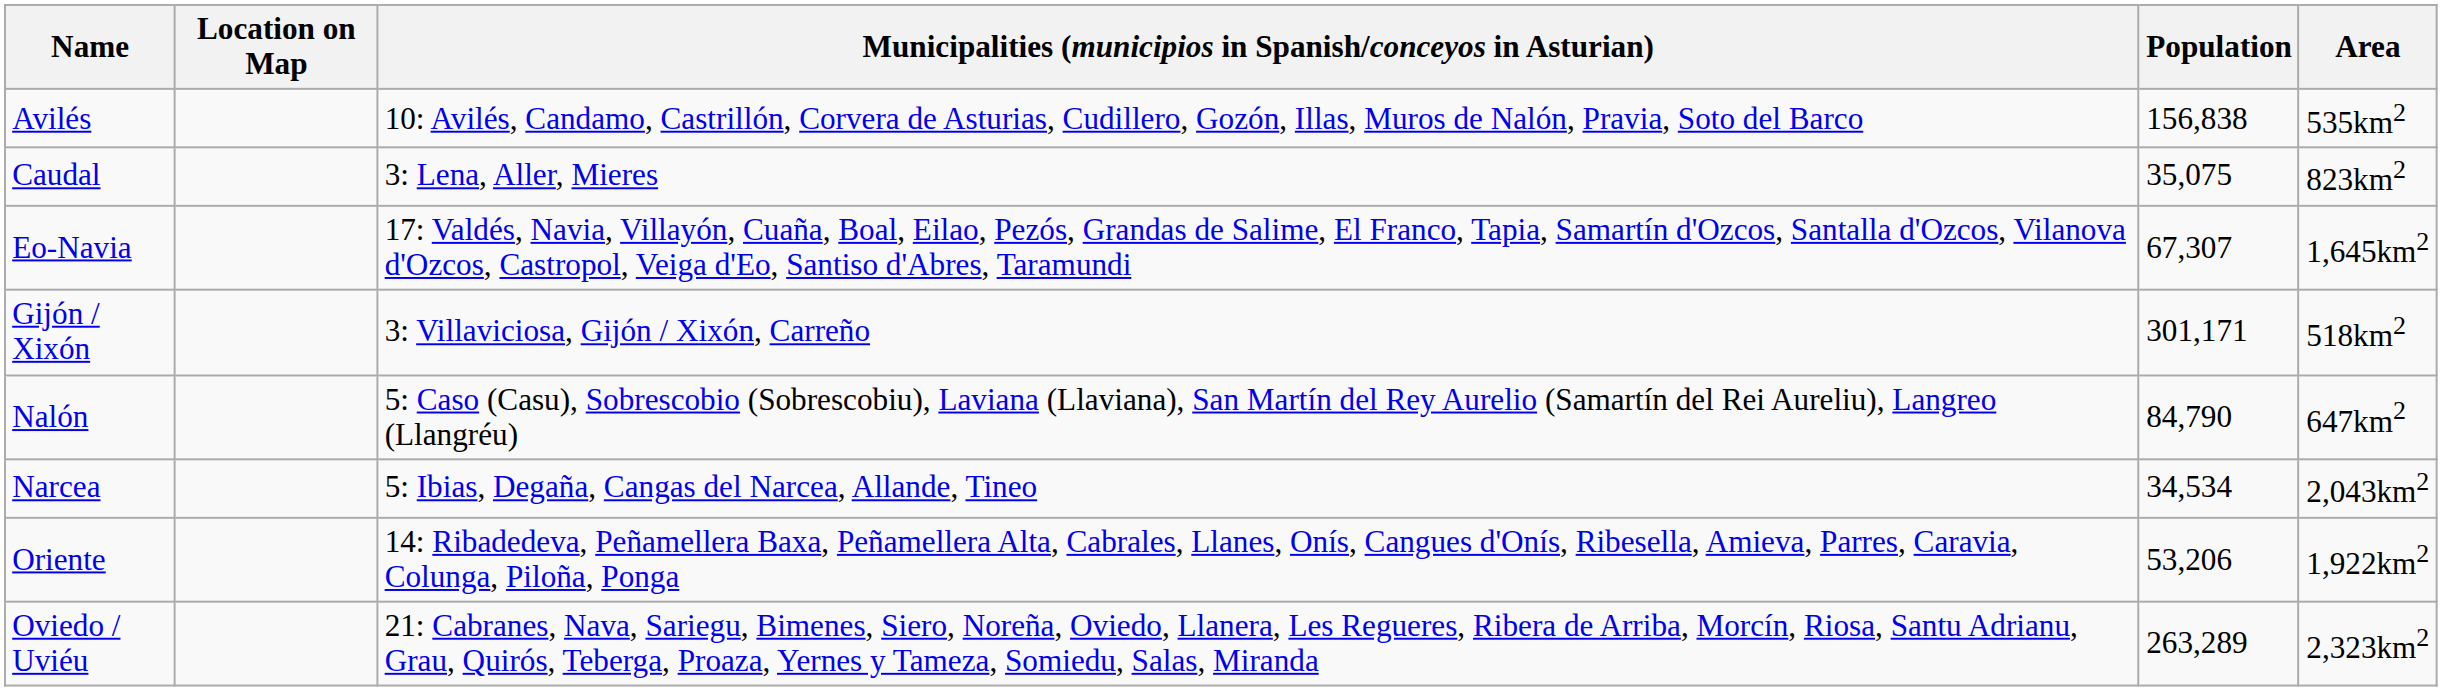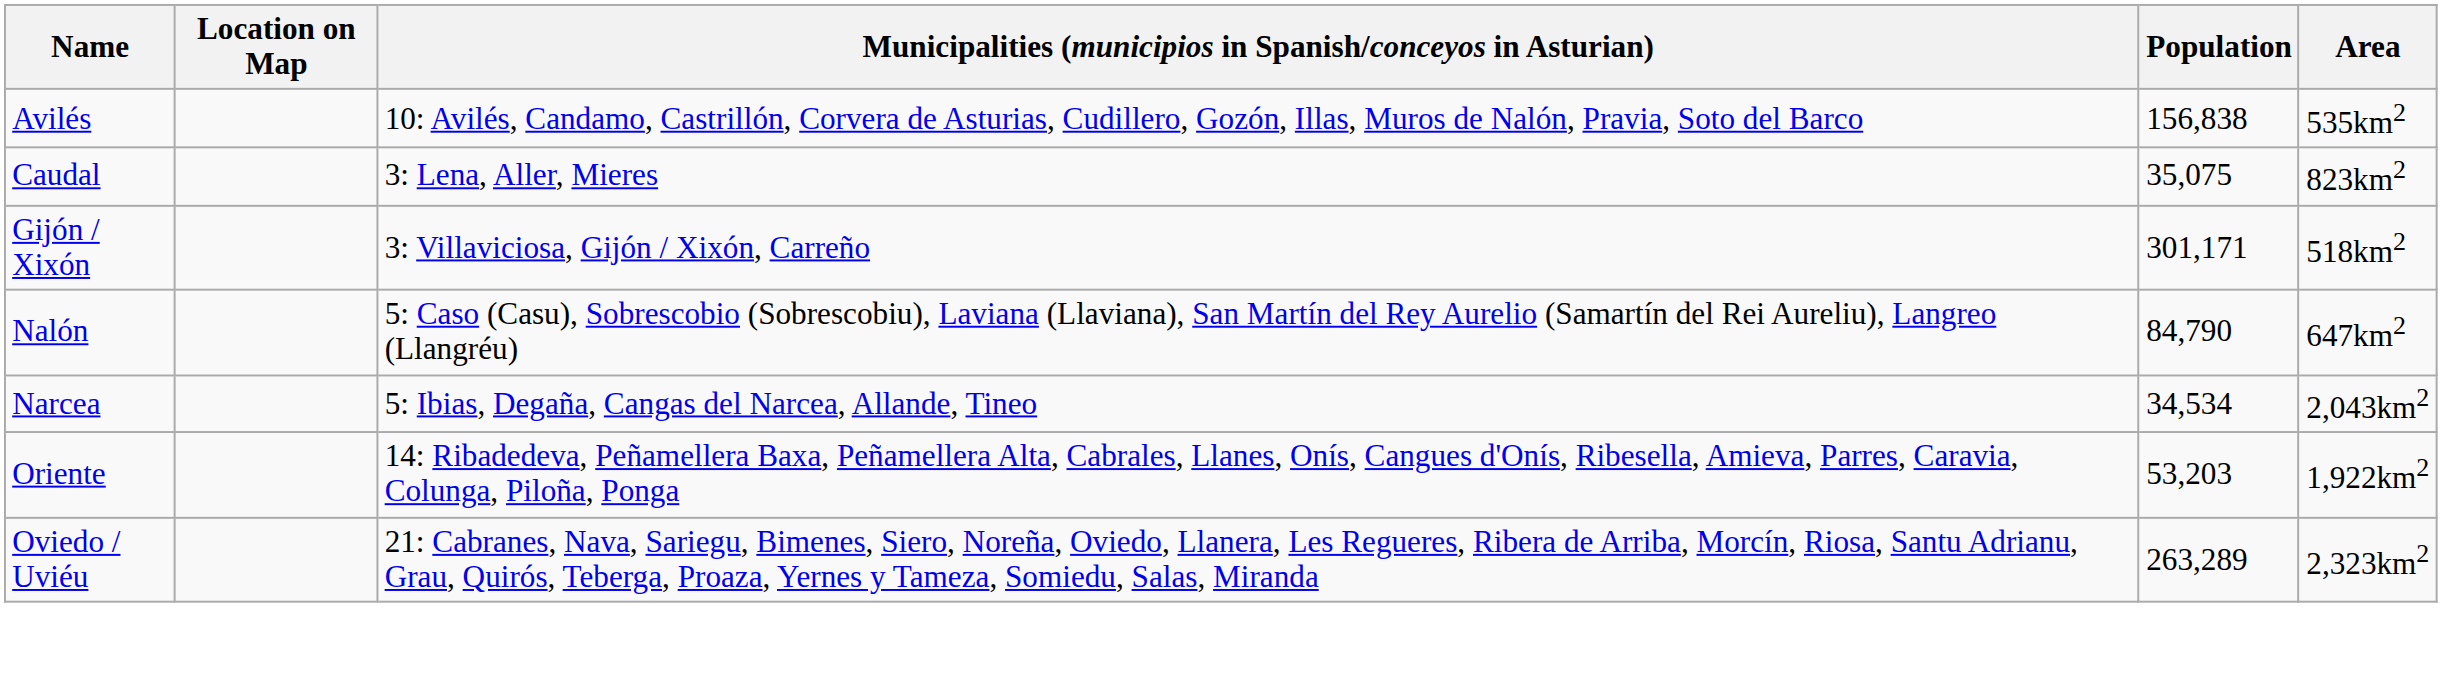- row: (72, 247)
(2189, 558) 53,206 -> (2189, 474) 53,203
